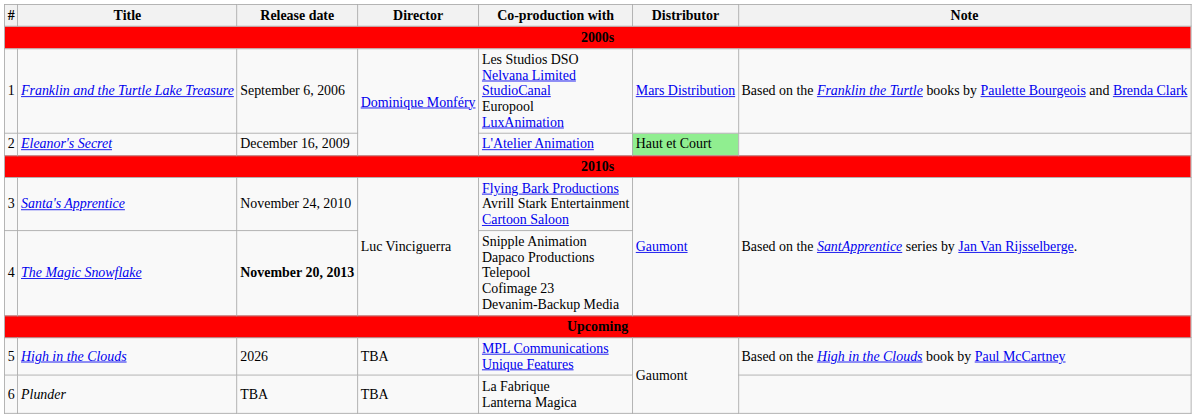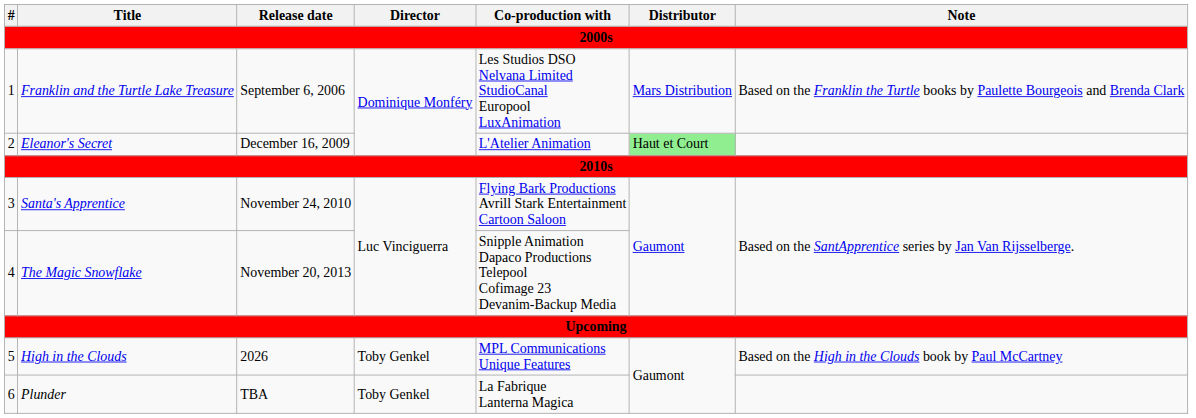(297, 273) bold -> (296, 273) normal
(375, 356) TBA -> (394, 356) Toby Genkel
(375, 394) TBA -> (394, 394) Toby Genkel
